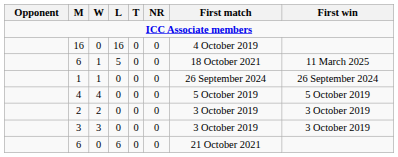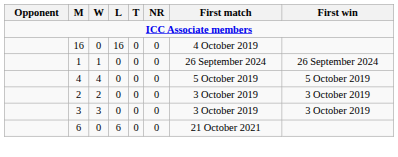- row: (79, 62)
